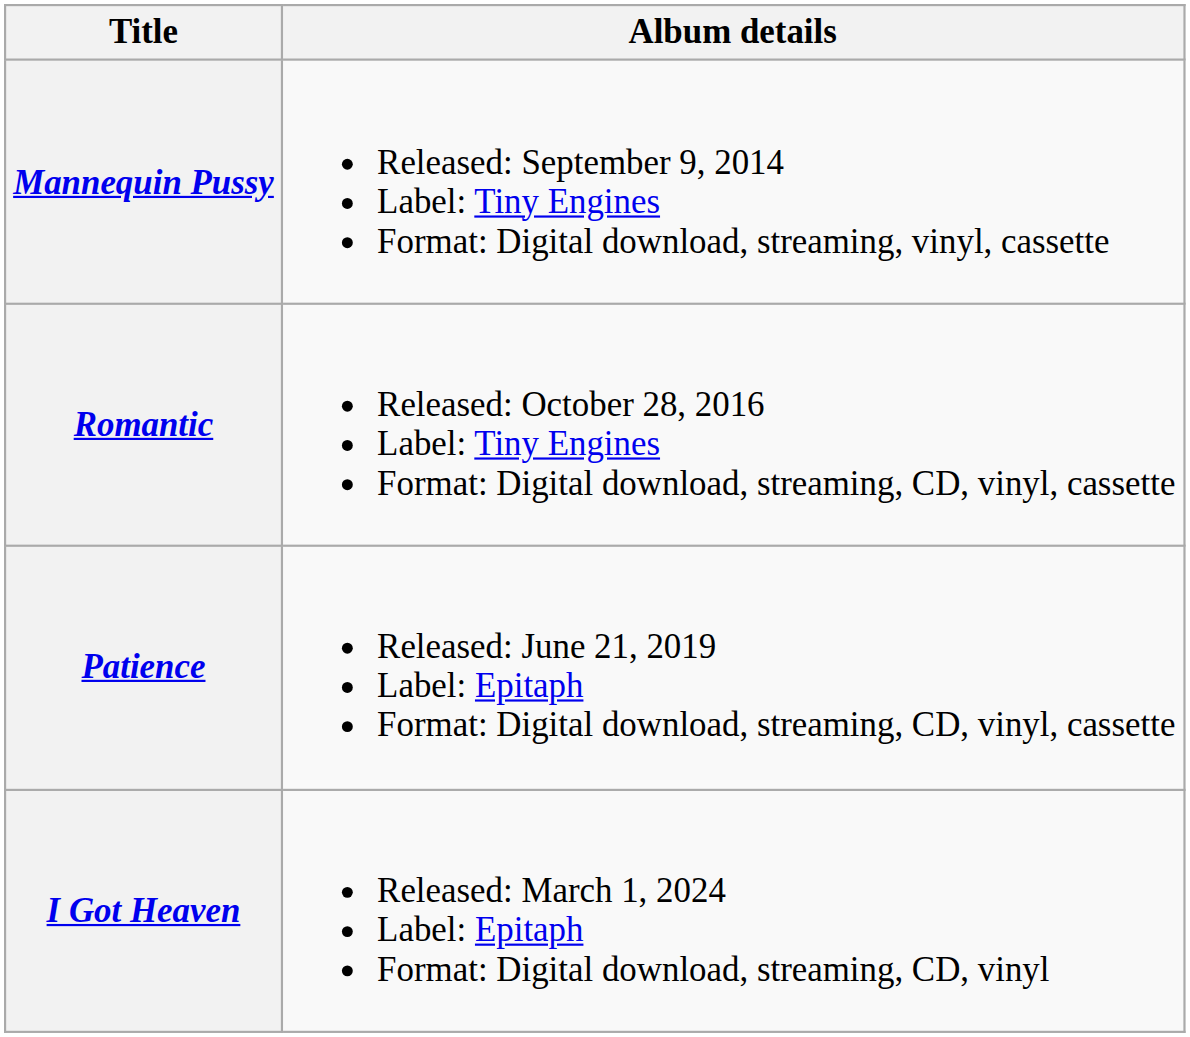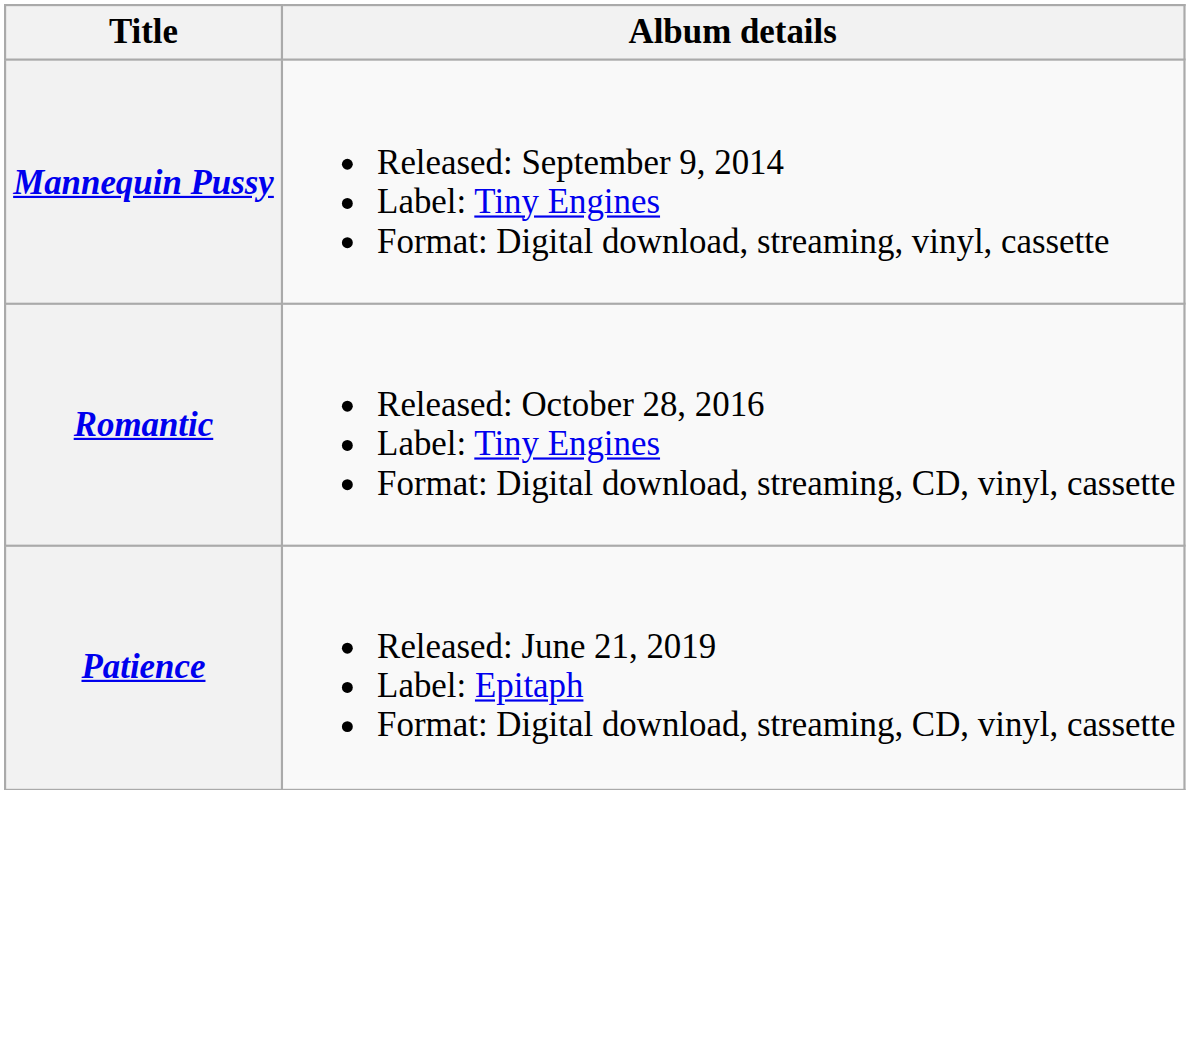- row: (143, 909)
